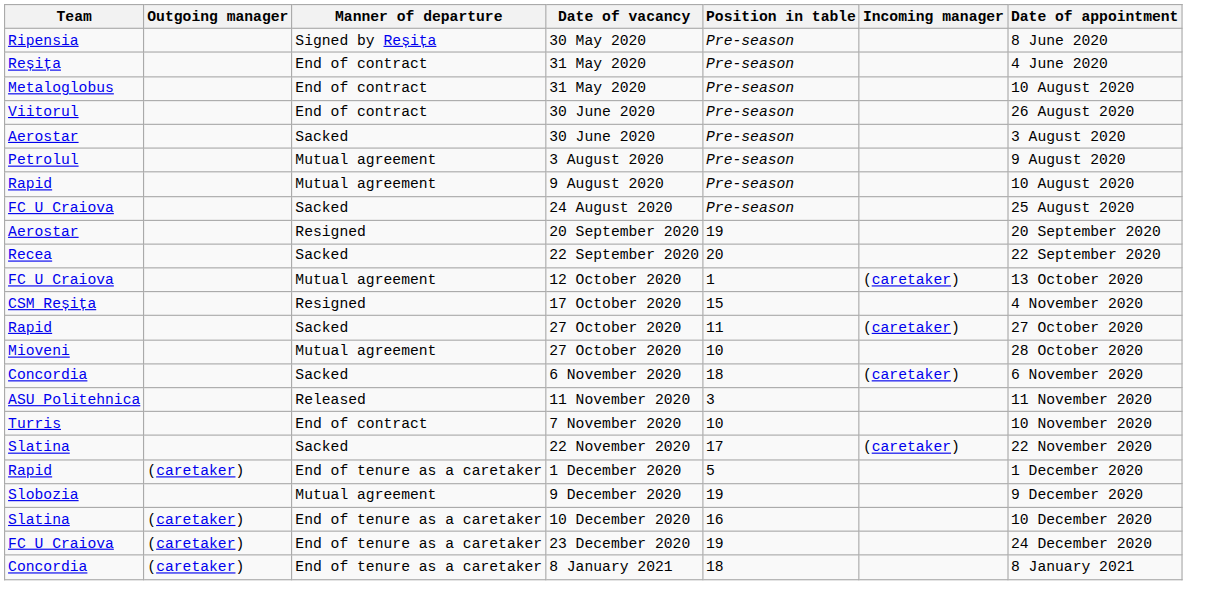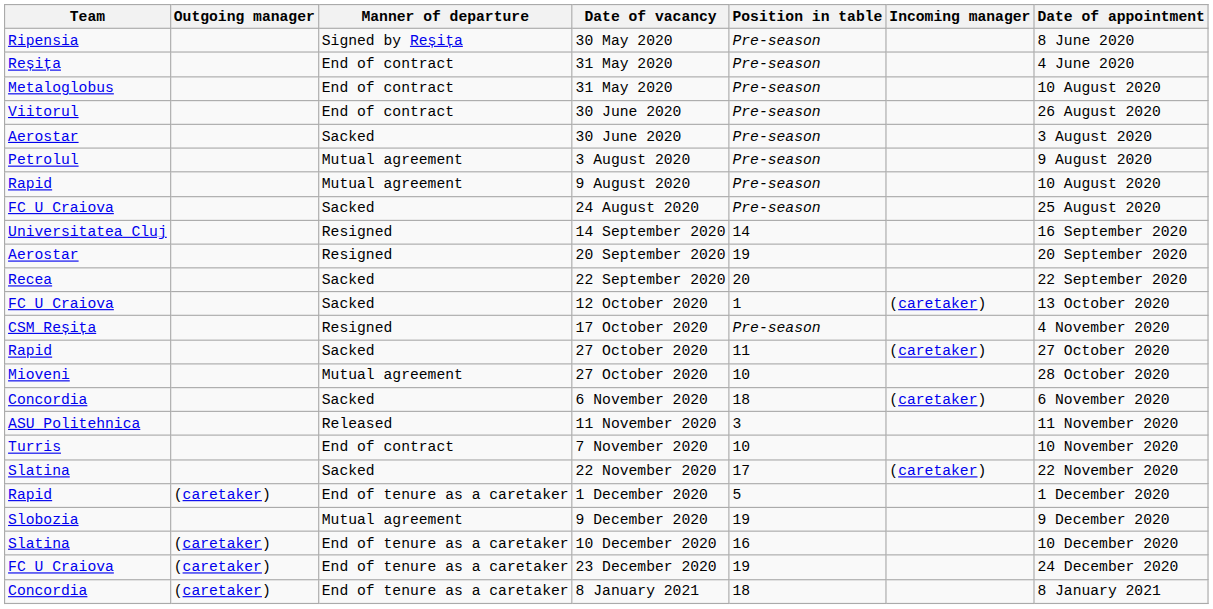+ row: (87, 232)
(366, 280) Mutual agreement -> (348, 304) Sacked
(715, 304) 15 -> (777, 328) Pre-season
